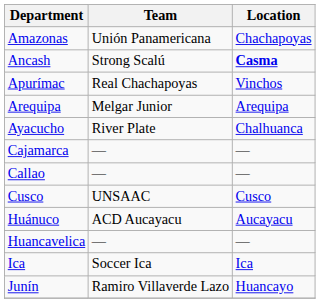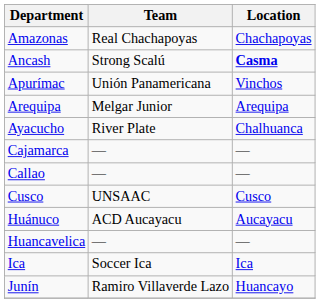(151, 38) Unión Panamericana -> (145, 38) Real Chachapoyas
(145, 83) Real Chachapoyas -> (151, 83) Unión Panamericana
